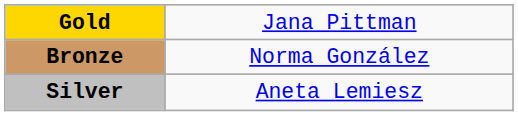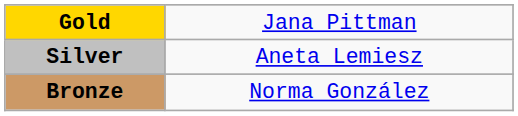rows swapped: (85, 92) <-> (85, 57)
